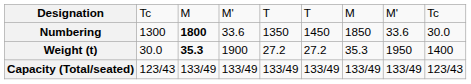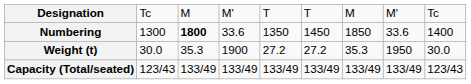(439, 32) 30.0 -> (440, 32) 1400
(192, 50) bold -> (192, 50) normal
(440, 50) 1400 -> (439, 50) 30.0
